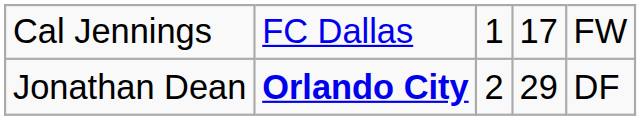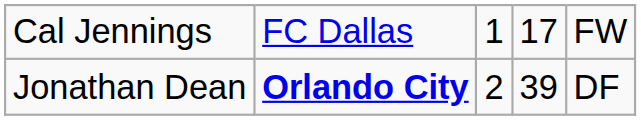(539, 86) 29 -> (539, 86) 39
